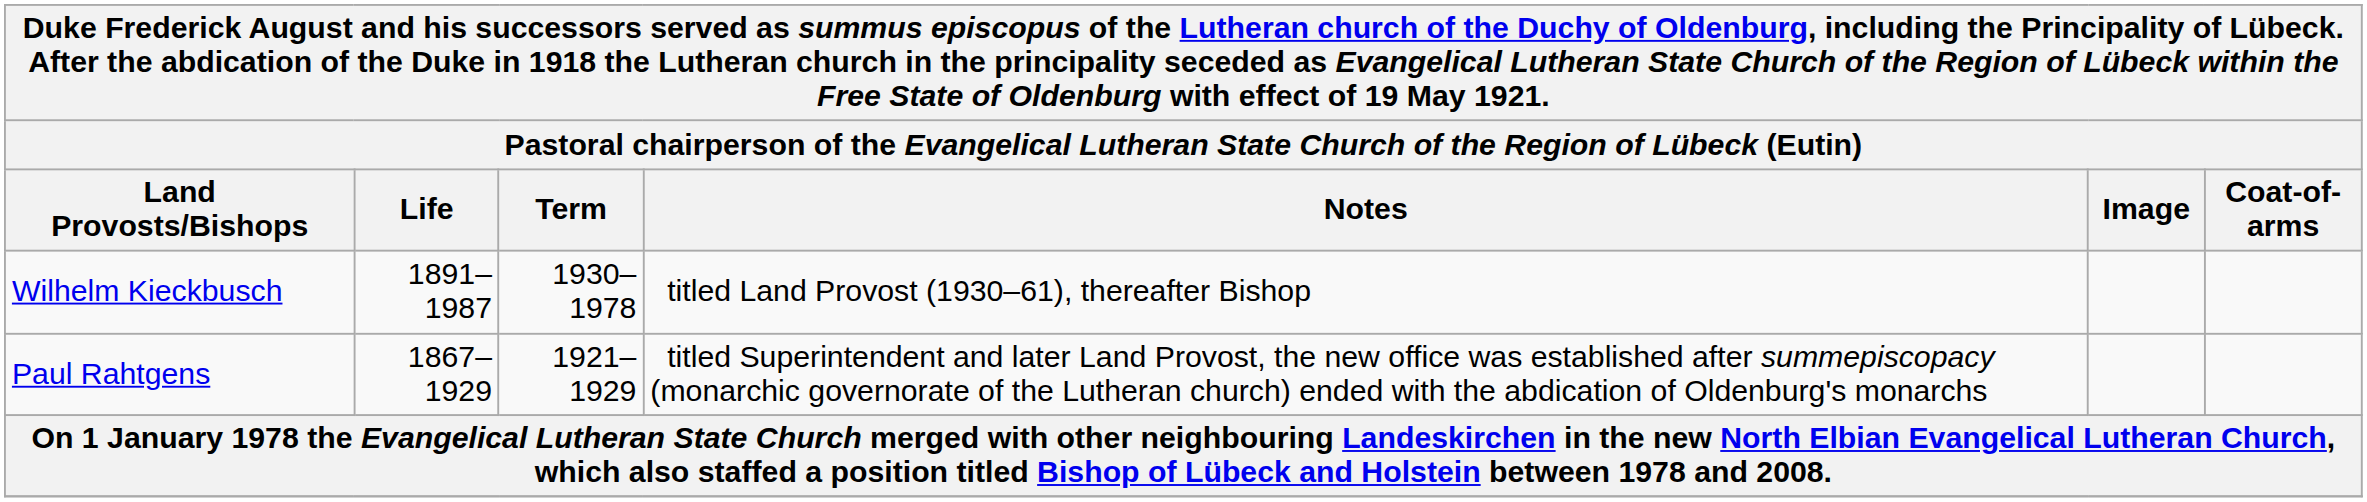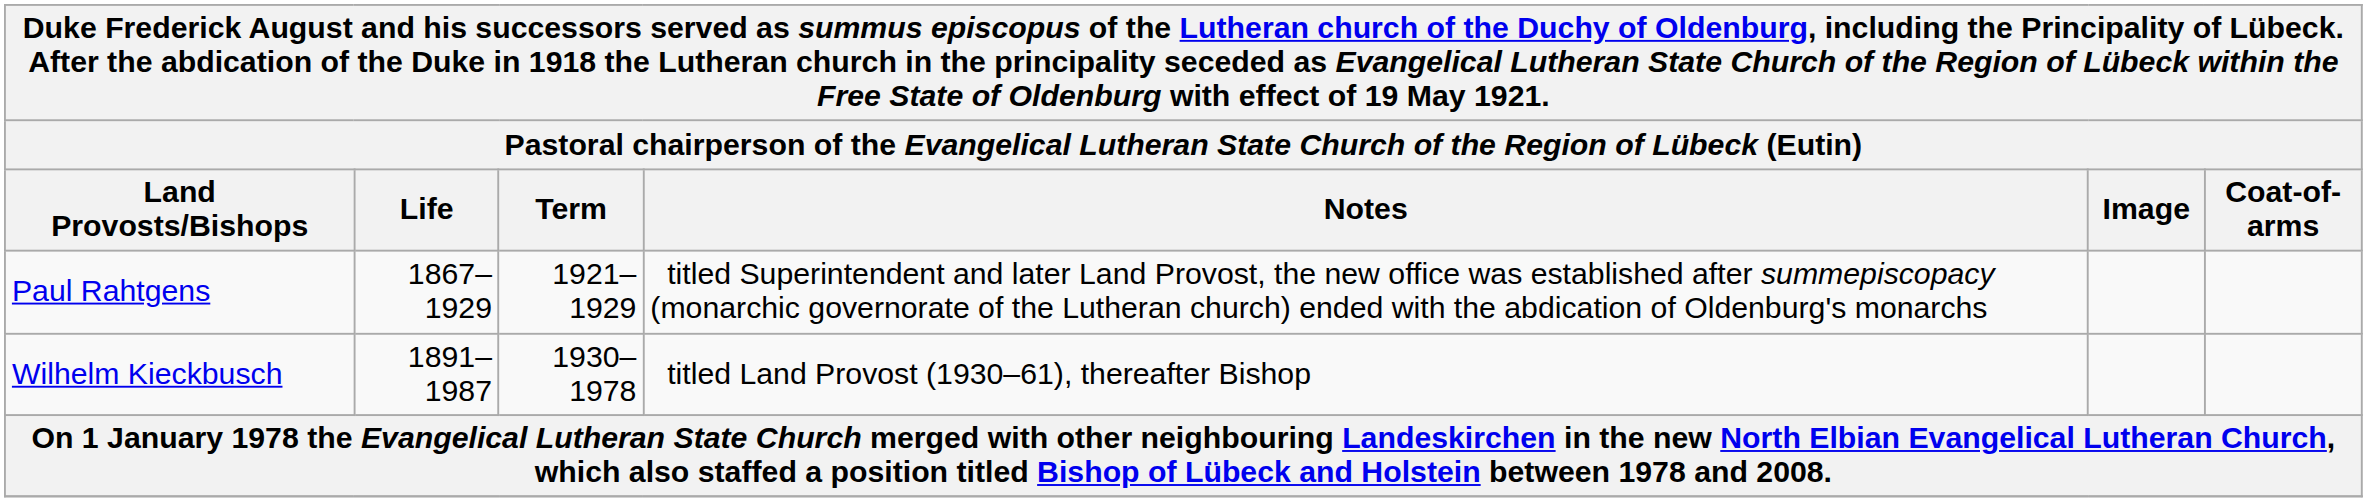rows swapped: (111, 373) <-> (147, 291)
